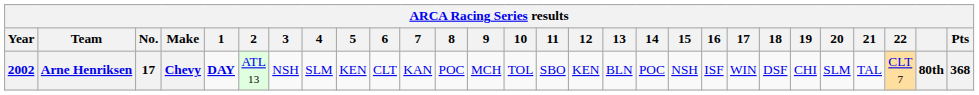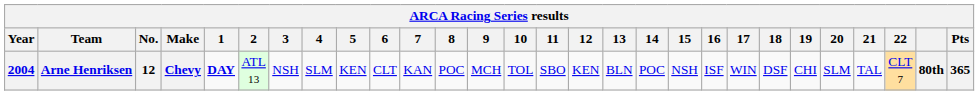(21, 70) 2002 -> (21, 70) 2004
(148, 70) 17 -> (148, 70) 12
(960, 70) 368 -> (960, 70) 365
